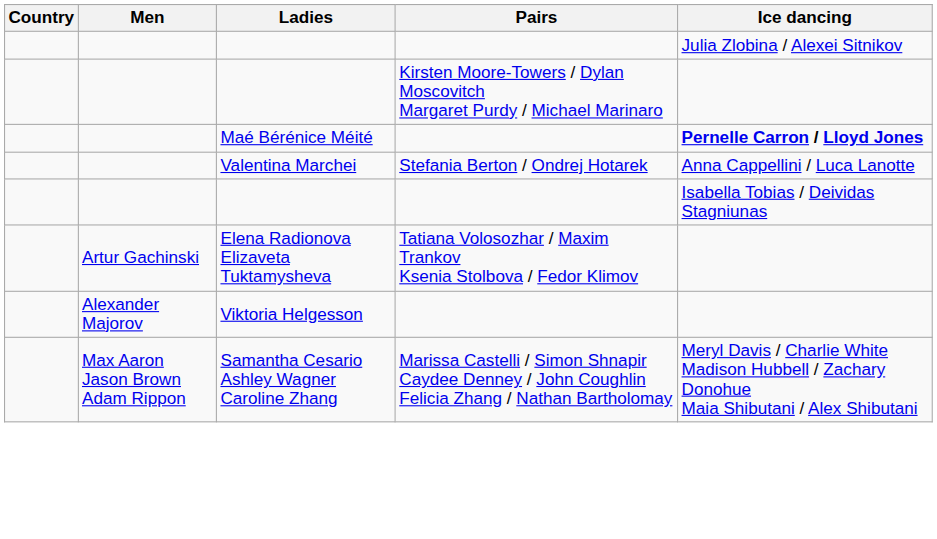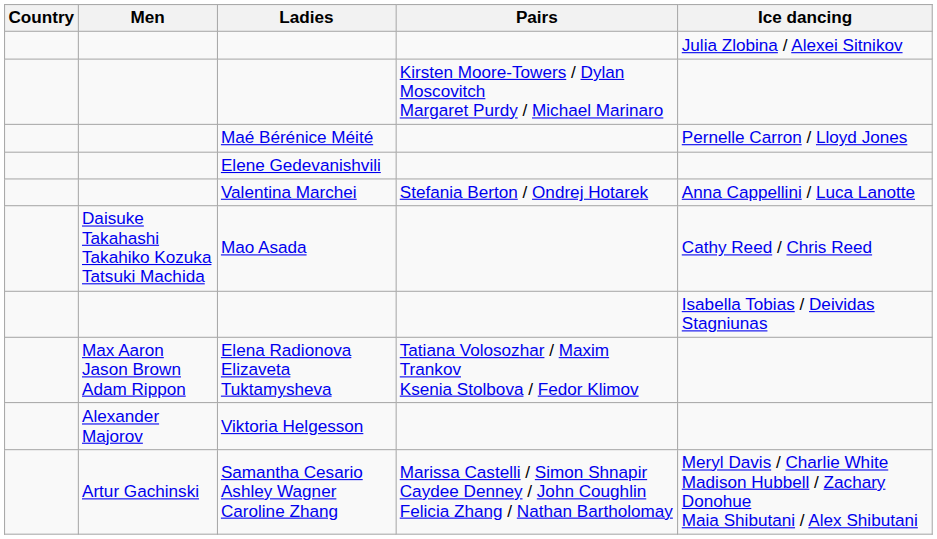(802, 138) bold -> (795, 138) normal
+ row: (301, 165)
+ row: (264, 248)
(141, 258) Artur Gachinski -> (134, 370) Max Aaron Jason Brown Adam Rippon
(134, 379) Max Aaron Jason Brown Adam Rippon -> (141, 491) Artur Gachinski
